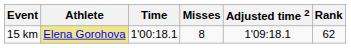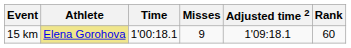(202, 35) 8 -> (202, 35) 9
(329, 35) 62 -> (329, 35) 60
